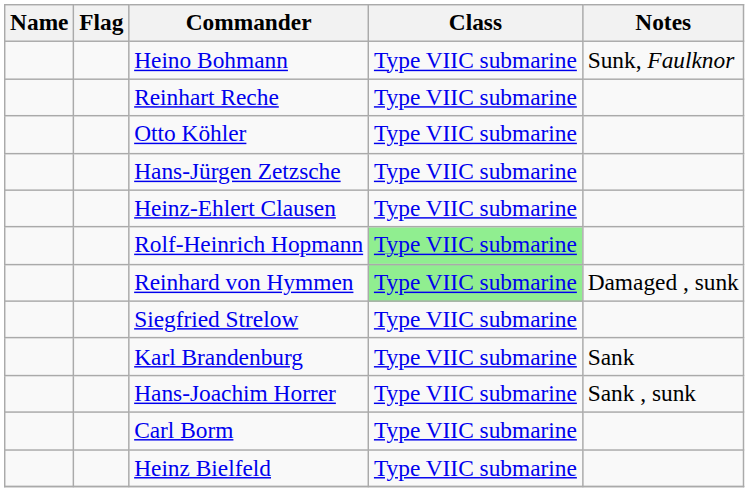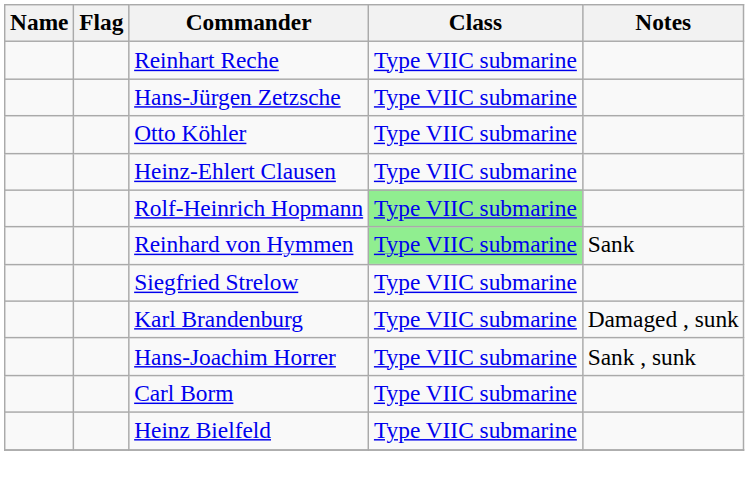- row: (211, 60)
rows swapped: (190, 134) <-> (237, 171)
(663, 282) Damaged , sunk -> (611, 245) Sank
(611, 356) Sank -> (663, 319) Damaged , sunk
